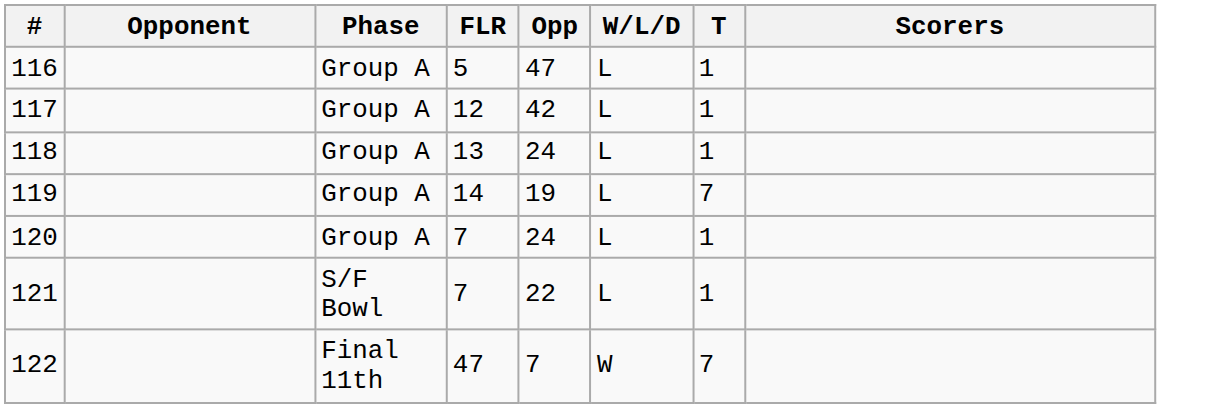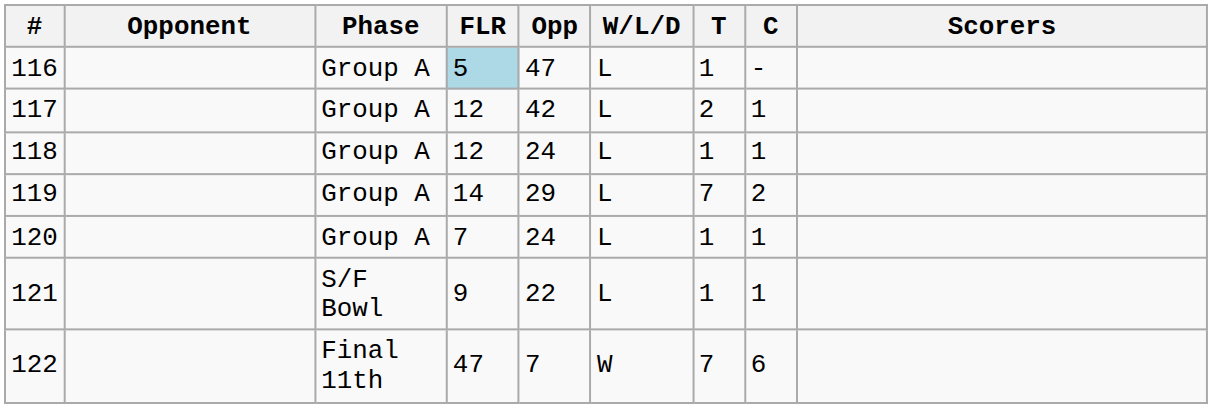+ column: (771, 26)
(461, 68) no background -> (461, 68) lightblue background
(707, 110) 1 -> (707, 110) 2
(468, 153) 13 -> (468, 153) 12
(540, 195) 19 -> (540, 195) 29
(461, 294) 7 -> (461, 294) 9
